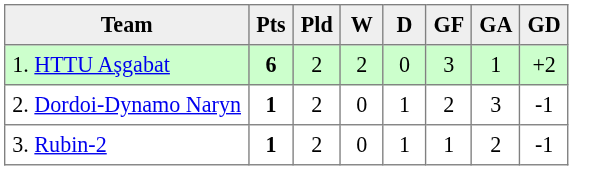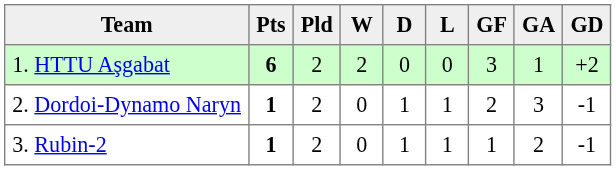+ column: (447, 24)
